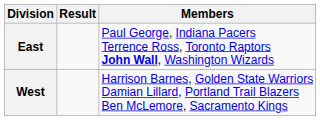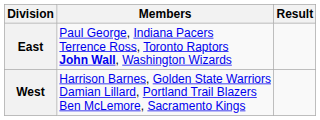columns swapped: (207, 14) <-> (78, 14)
